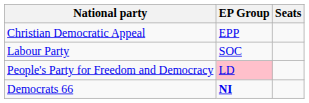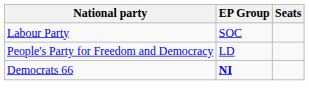- row: (76, 32)
(227, 70) pink background -> (227, 51) no background
